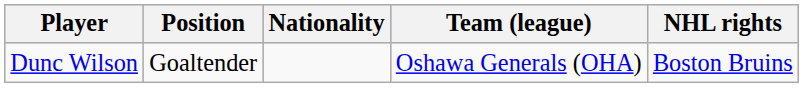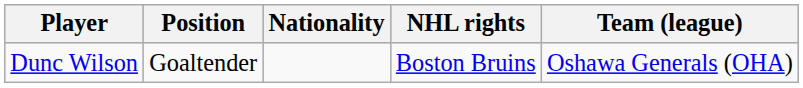columns swapped: (519, 23) <-> (723, 23)
